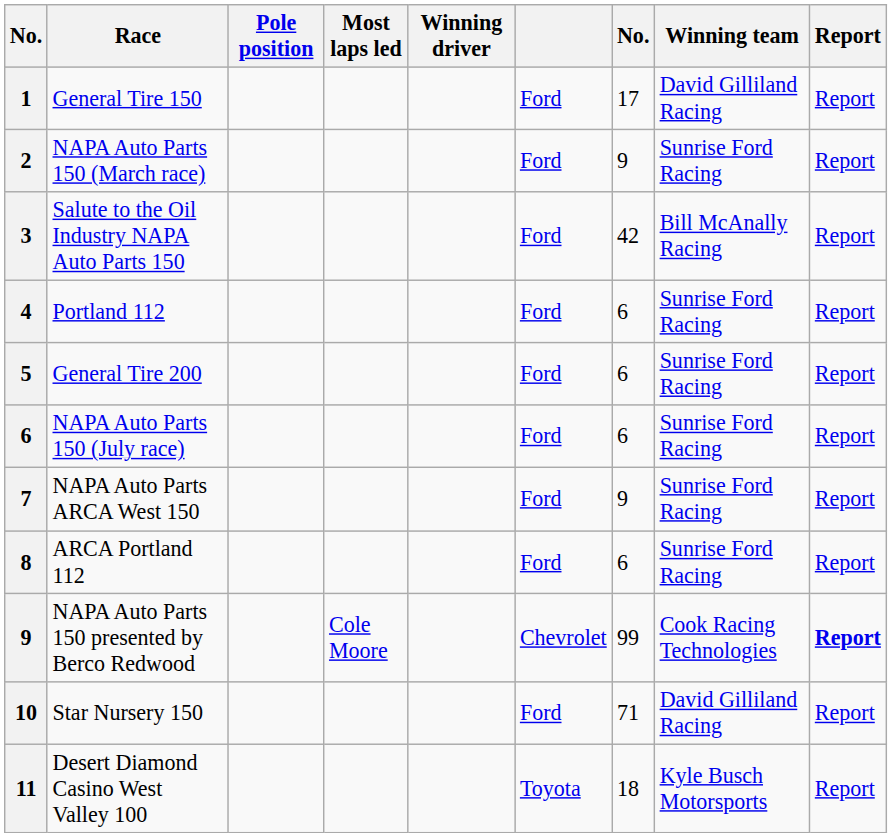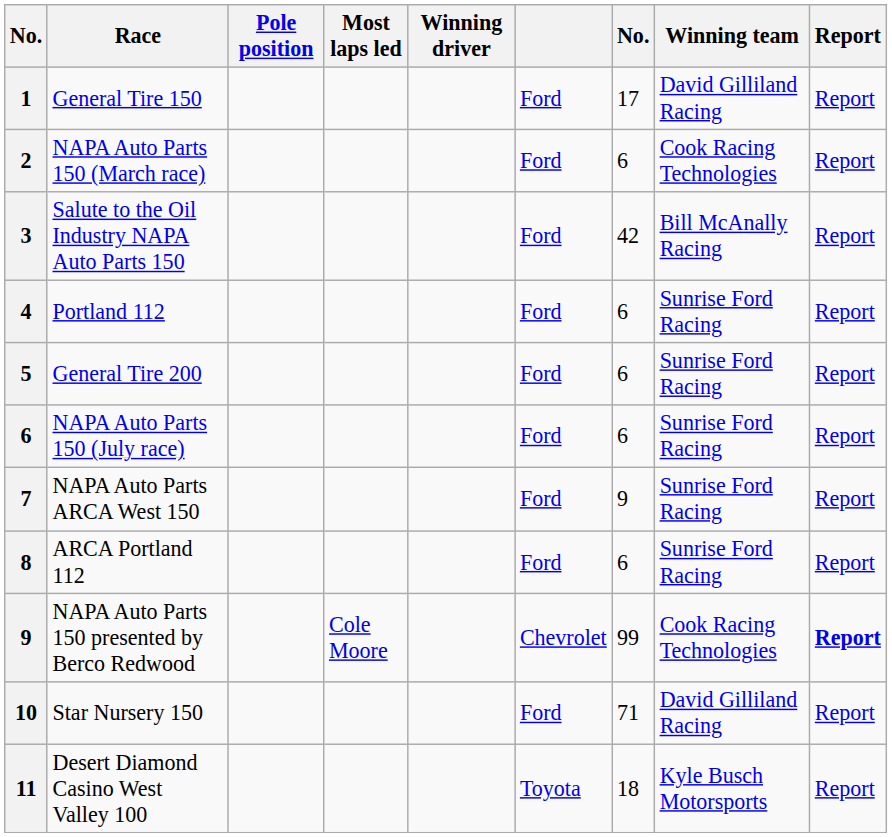(622, 160) 9 -> (622, 160) 6
(716, 160) Sunrise Ford Racing -> (718, 160) Cook Racing Technologies
